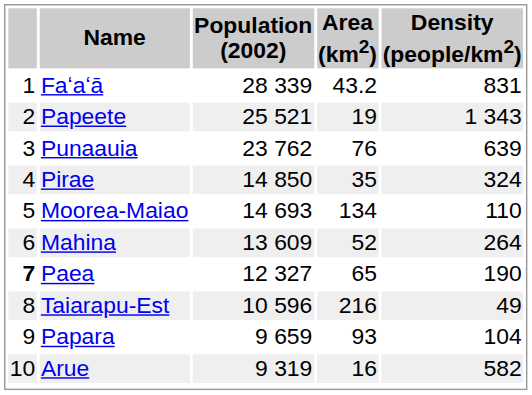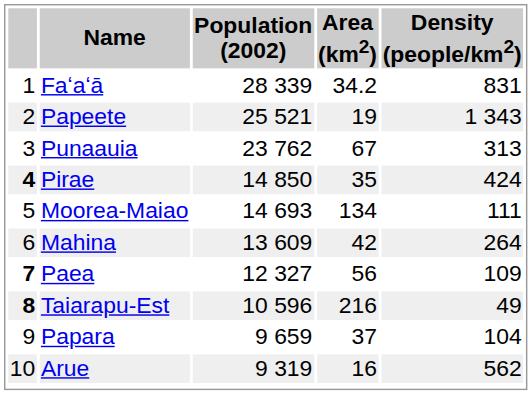(355, 85) 43.2 -> (355, 85) 34.2
(364, 148) 76 -> (364, 148) 67
(503, 148) 639 -> (503, 148) 313
(29, 180) normal -> (29, 180) bold
(503, 180) 324 -> (503, 180) 424
(503, 211) 110 -> (504, 211) 111
(364, 243) 52 -> (364, 243) 42
(364, 274) 65 -> (364, 274) 56
(503, 274) 190 -> (503, 274) 109
(29, 305) normal -> (29, 305) bold
(364, 337) 93 -> (364, 337) 37
(503, 368) 582 -> (503, 368) 562
